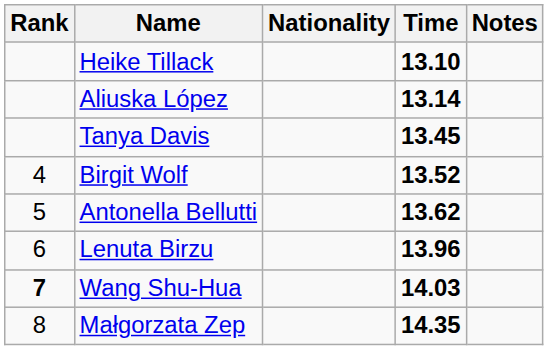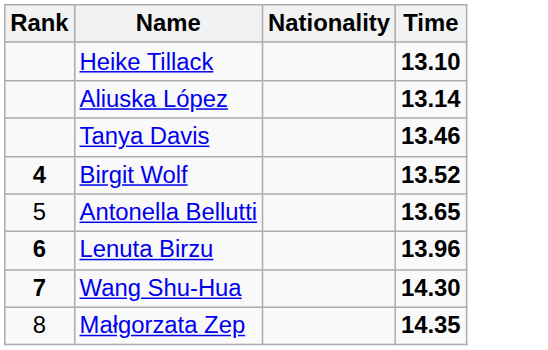- column: (505, 23)
(431, 136) 13.45 -> (431, 136) 13.46
(39, 174) normal -> (39, 174) bold
(431, 212) 13.62 -> (431, 212) 13.65
(39, 250) normal -> (39, 250) bold
(431, 288) 14.03 -> (431, 288) 14.30
